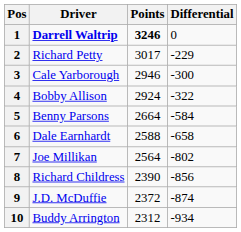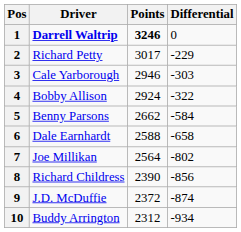(182, 75) -300 -> (182, 75) -303
(147, 116) 2664 -> (147, 116) 2662
